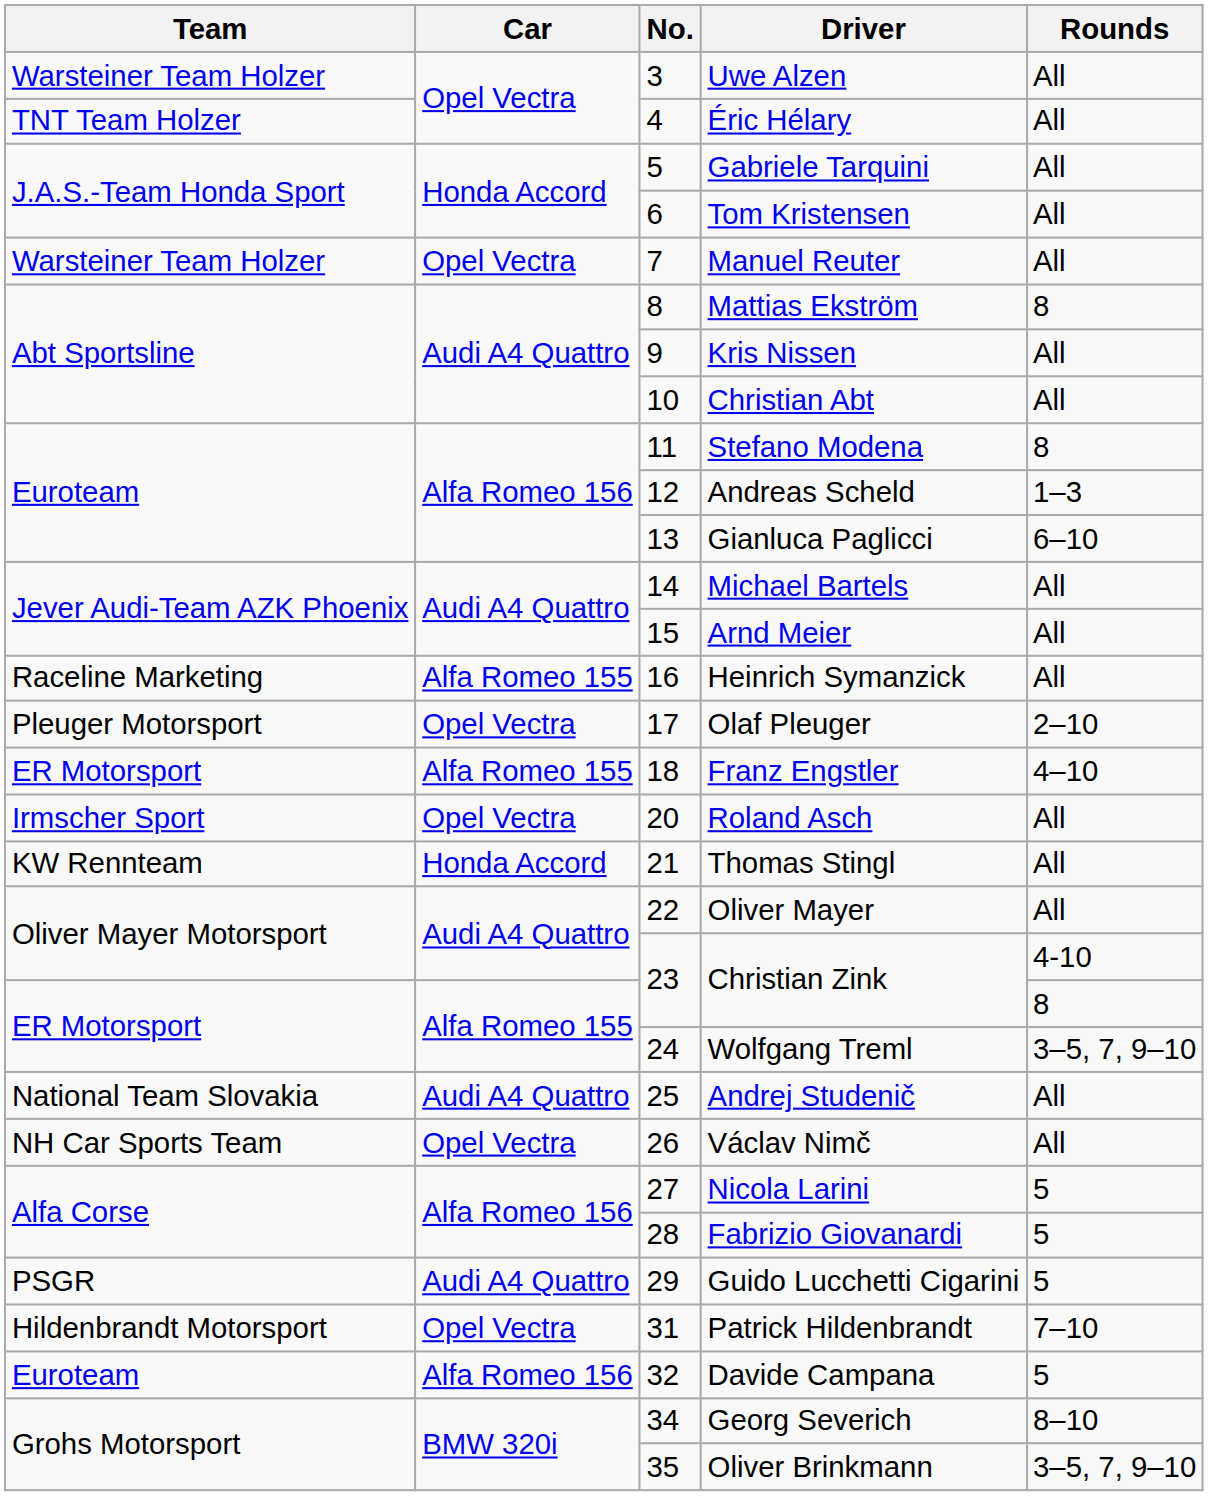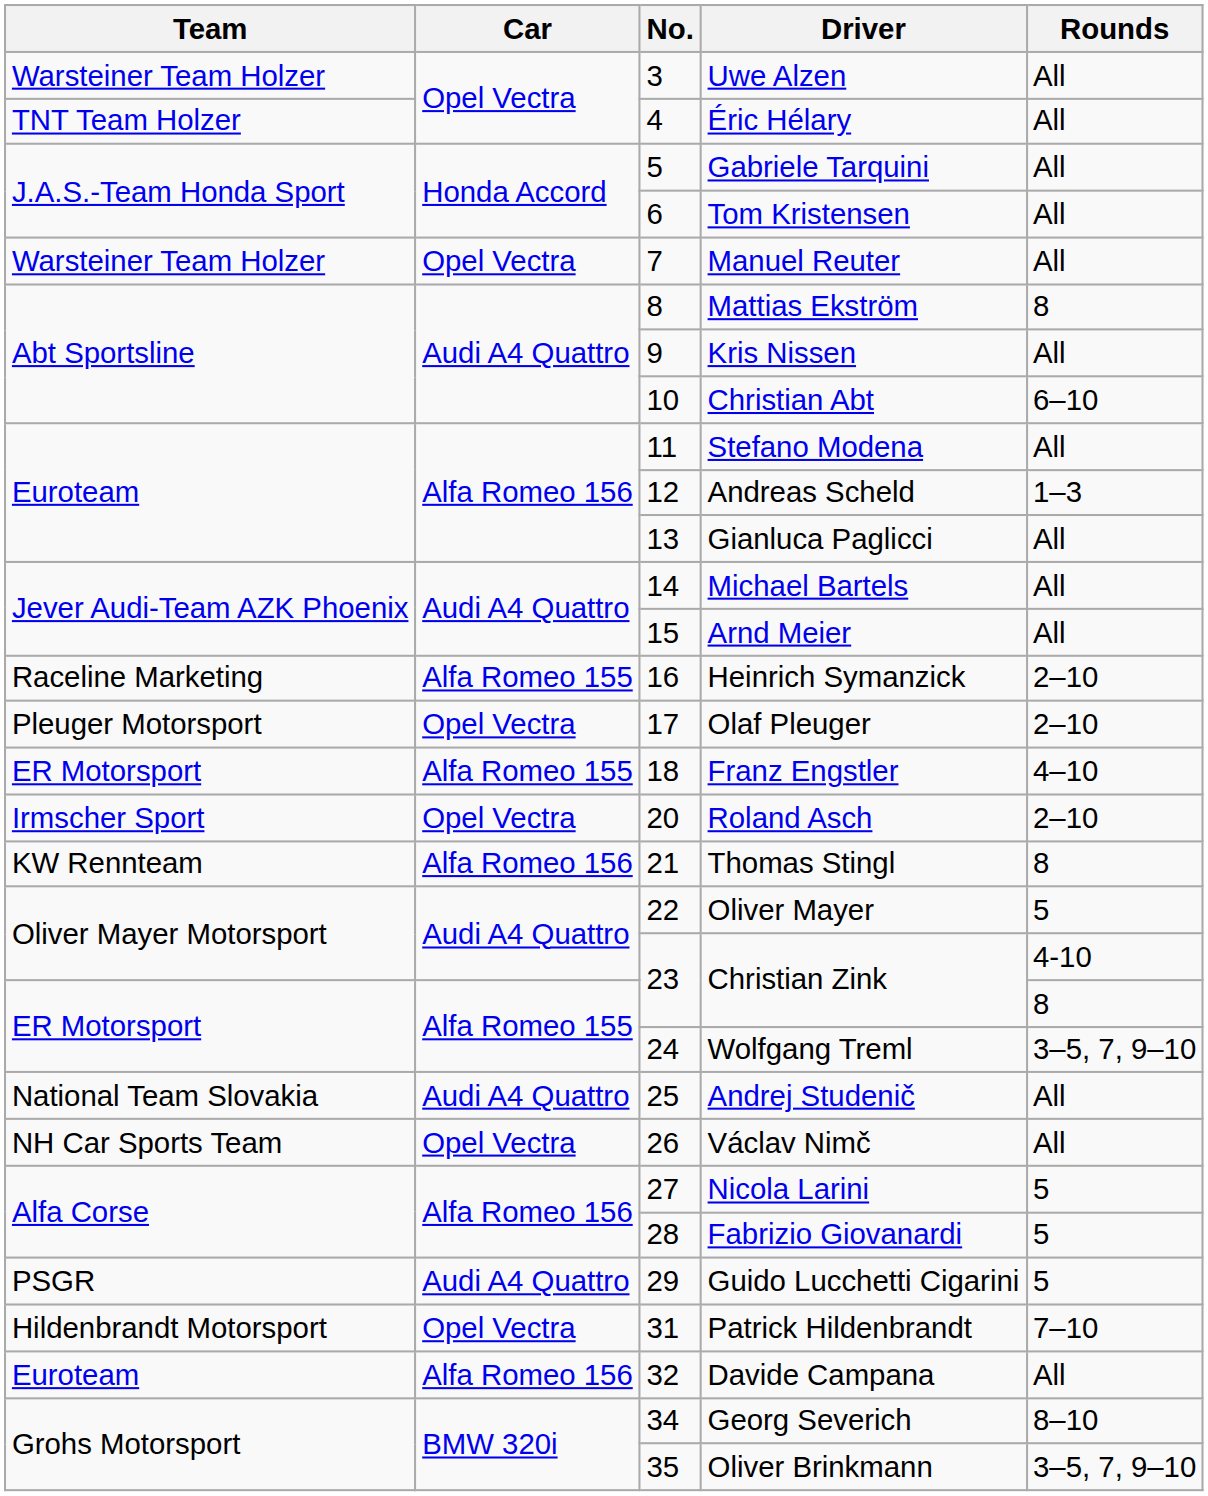(1049, 400) All -> (1066, 400) 6–10
(1041, 446) 8 -> (1049, 446) All
(1066, 539) 6–10 -> (1049, 539) All
(1049, 678) All -> (1066, 678) 2–10
(1049, 818) All -> (1066, 818) 2–10
(514, 864) Honda Accord -> (527, 864) Alfa Romeo 156
(1049, 864) All -> (1041, 864) 8
(1049, 910) All -> (1041, 910) 5
(1041, 1375) 5 -> (1049, 1375) All
